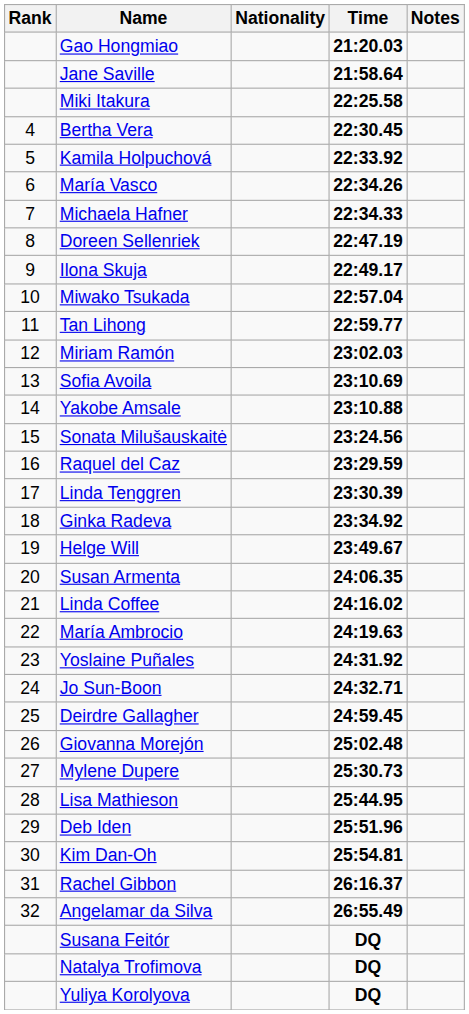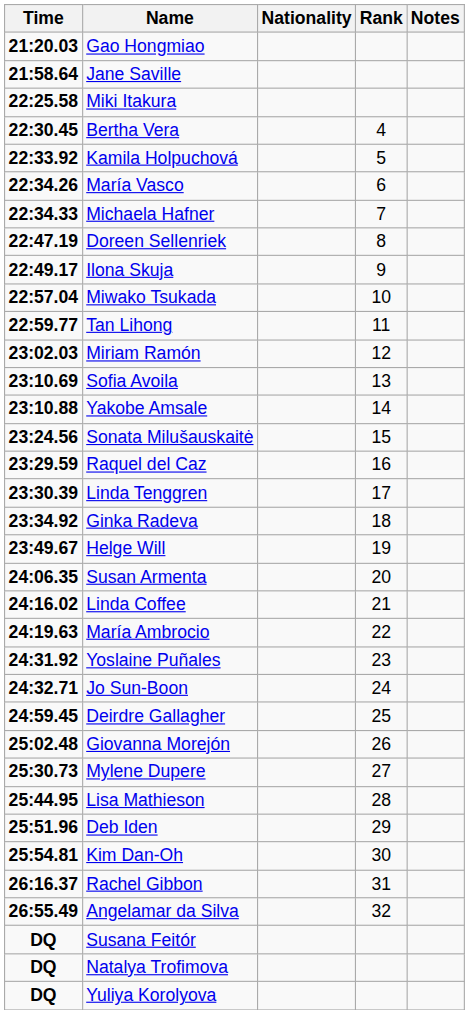columns swapped: (30, 18) <-> (368, 18)
